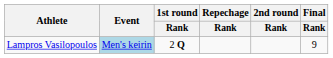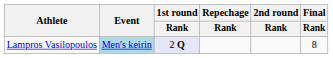(177, 45) no background -> (177, 45) lavender background
(314, 45) 9 -> (314, 45) 8
